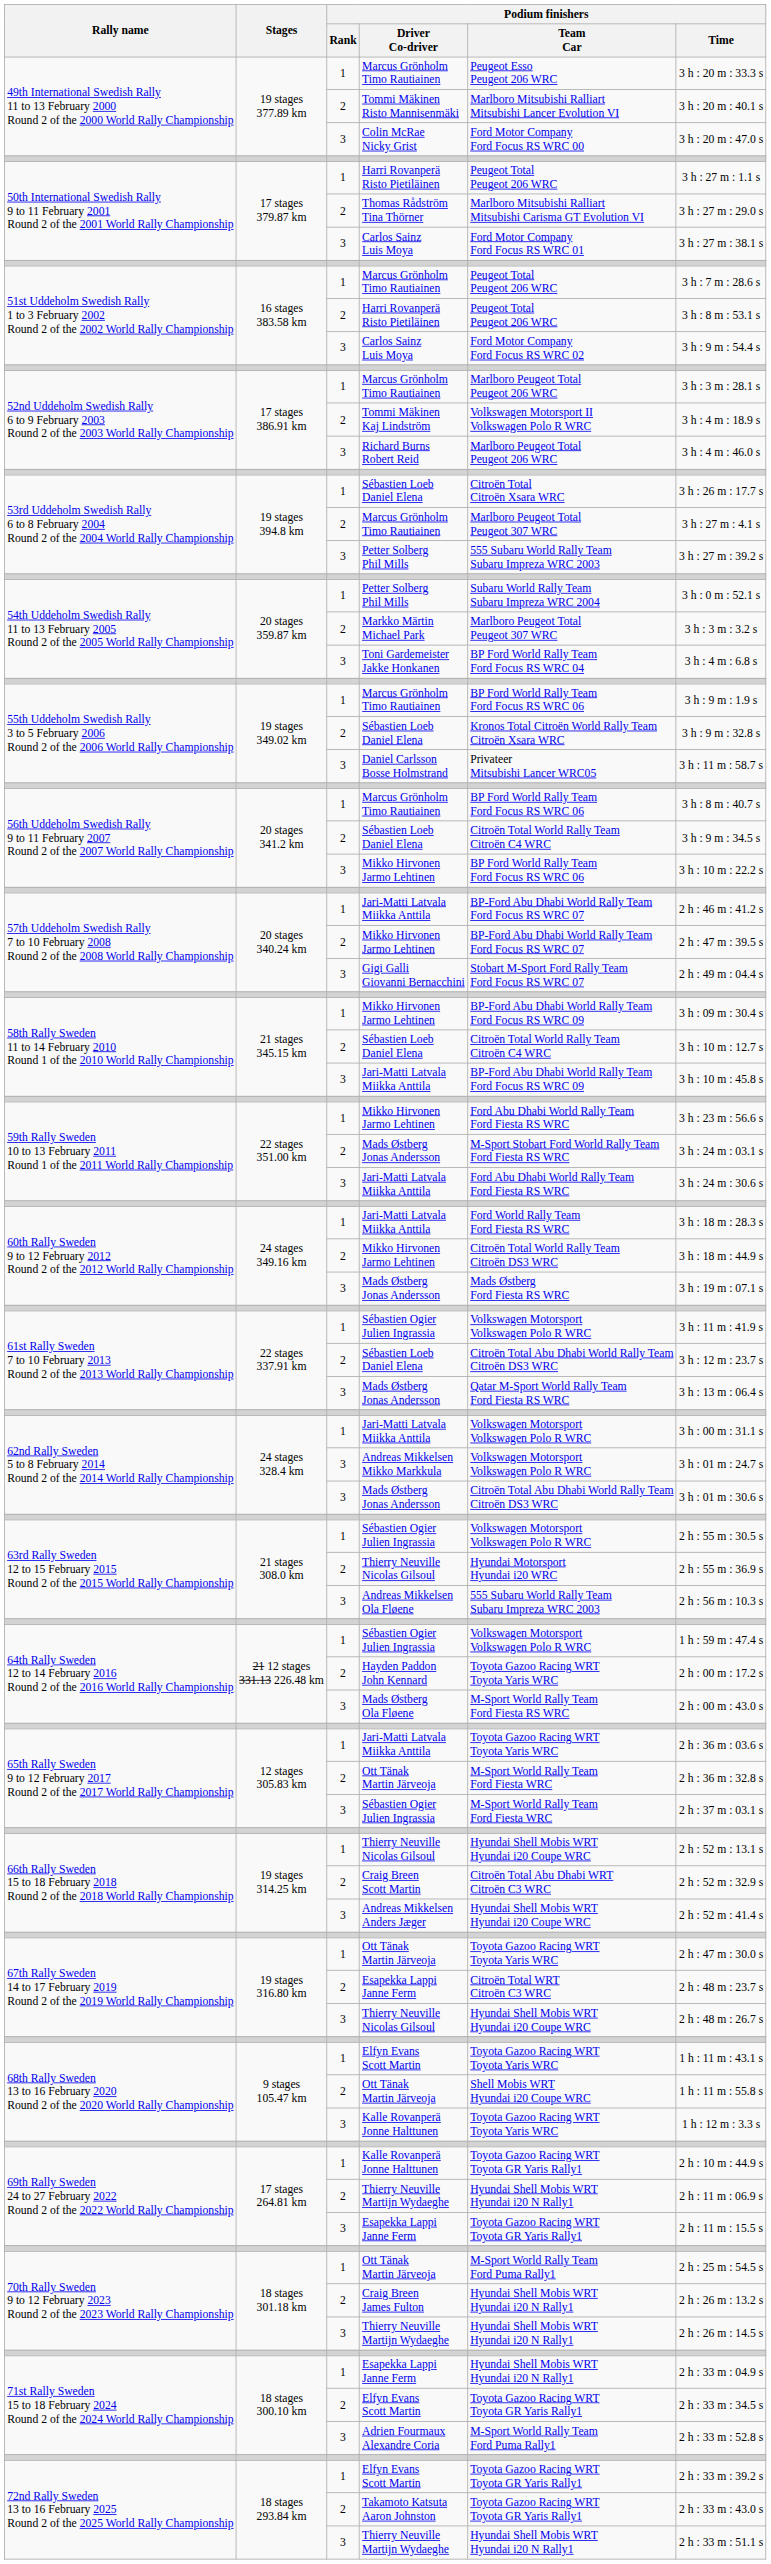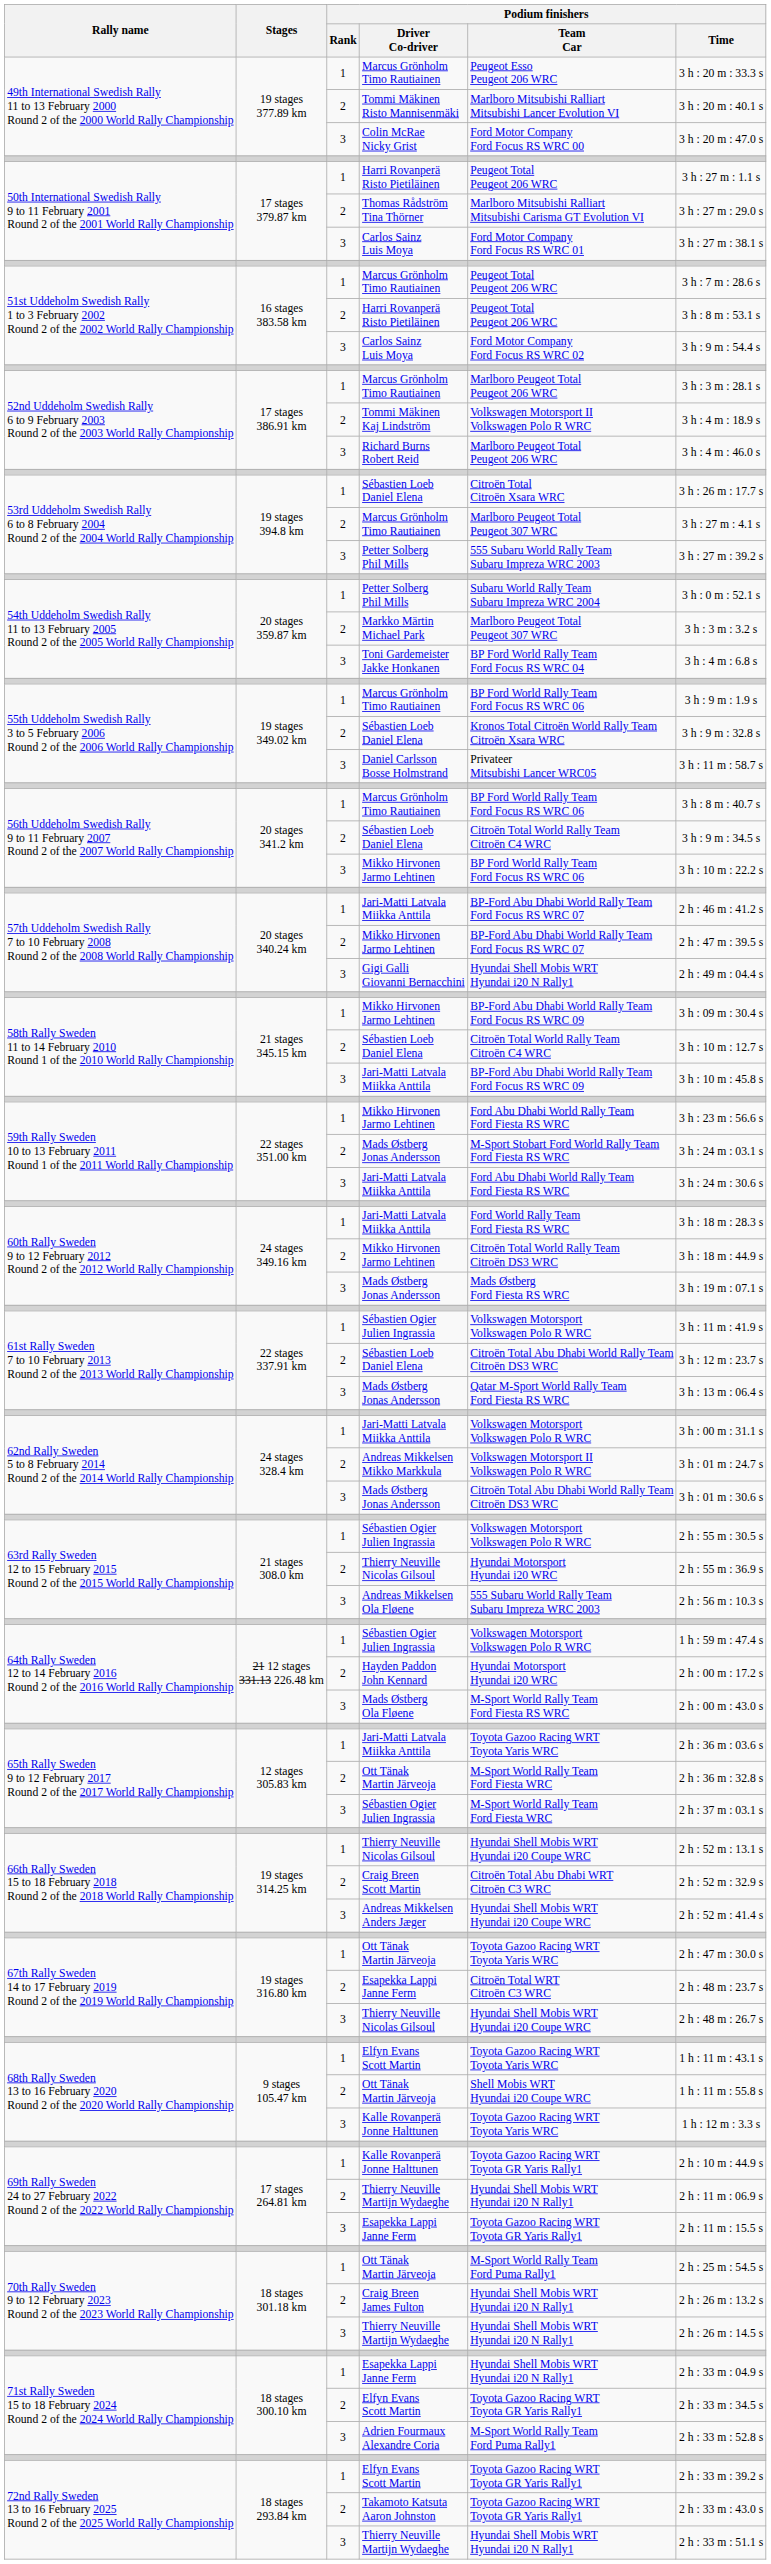(549, 975) Stobart M-Sport Ford Rally Team Ford Focus RS WRC 07 -> (534, 975) Hyundai Shell Mobis WRT Hyundai i20 N Rally1
(343, 1465) 3 -> (343, 1465) 2
(531, 1465) Volkswagen Motorsport Volkswagen Polo R WRC -> (532, 1465) Volkswagen Motorsport II Volkswagen Polo R WRC
(535, 1673) Toyota Gazoo Racing WRT Toyota Yaris WRC -> (518, 1673) Hyundai Motorsport Hyundai i20 WRC
